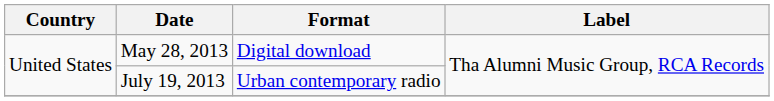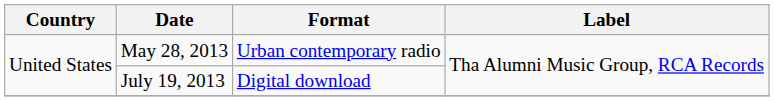(304, 50) Digital download -> (339, 50) Urban contemporary radio
(339, 80) Urban contemporary radio -> (304, 80) Digital download
